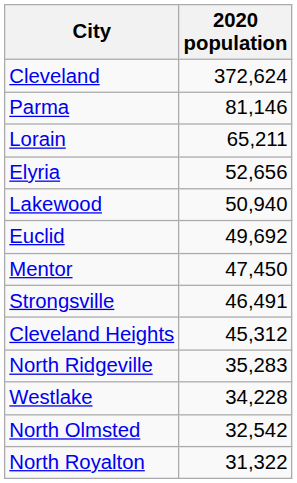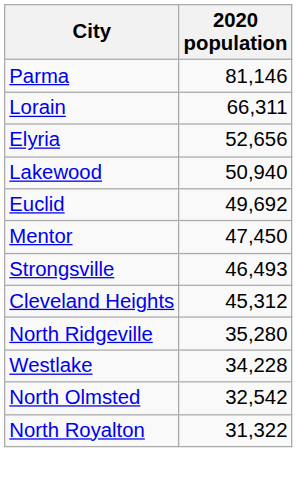- row: (55, 75)
(257, 140) 65,211 -> (257, 107) 66,311
(256, 301) 46,491 -> (256, 269) 46,493
(256, 365) 35,283 -> (256, 333) 35,280
